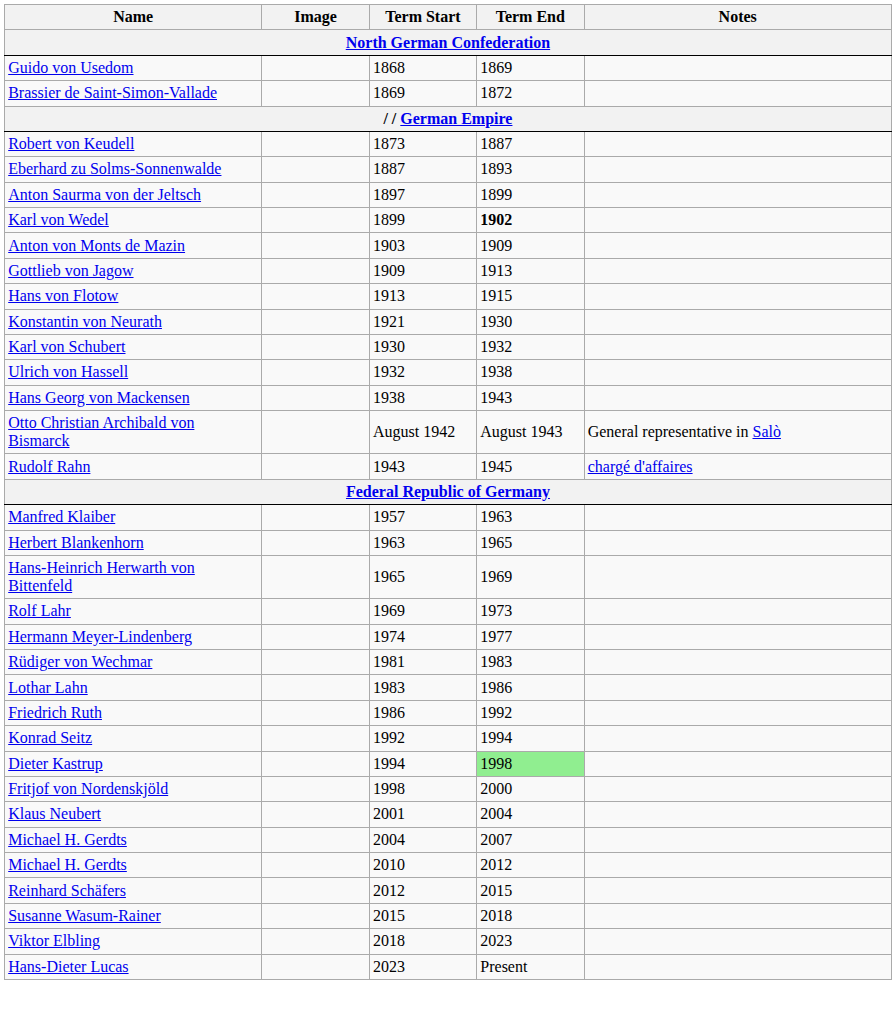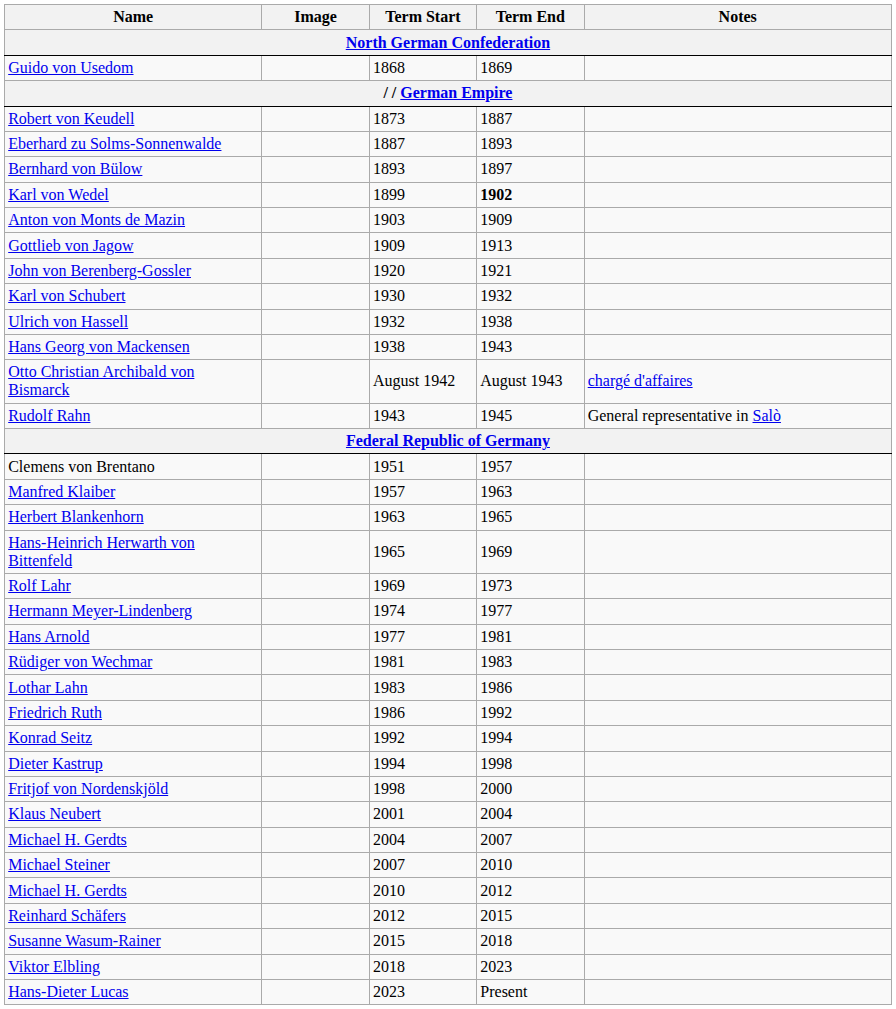- row: (113, 93)
+ row: (75, 169)
- row: (105, 194)
- row: (63, 296)
+ row: (100, 270)
- row: (85, 321)
(684, 432) General representative in Salò -> (640, 381) chargé d'affaires
(640, 466) chargé d'affaires -> (684, 415) General representative in Salò
+ row: (82, 466)
+ row: (49, 636)
(496, 763) lightgreen background -> (496, 763) no background
+ row: (59, 865)
